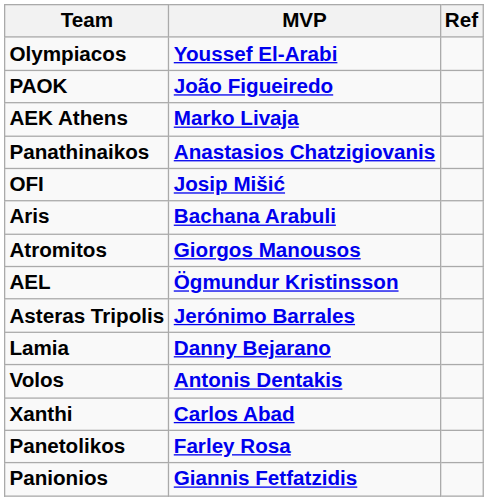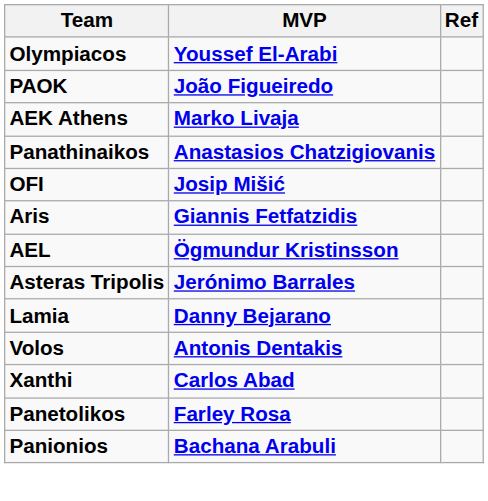(255, 217) Bachana Arabuli -> (266, 217) Giannis Fetfatzidis
- row: (58, 250)
(266, 479) Giannis Fetfatzidis -> (255, 446) Bachana Arabuli
